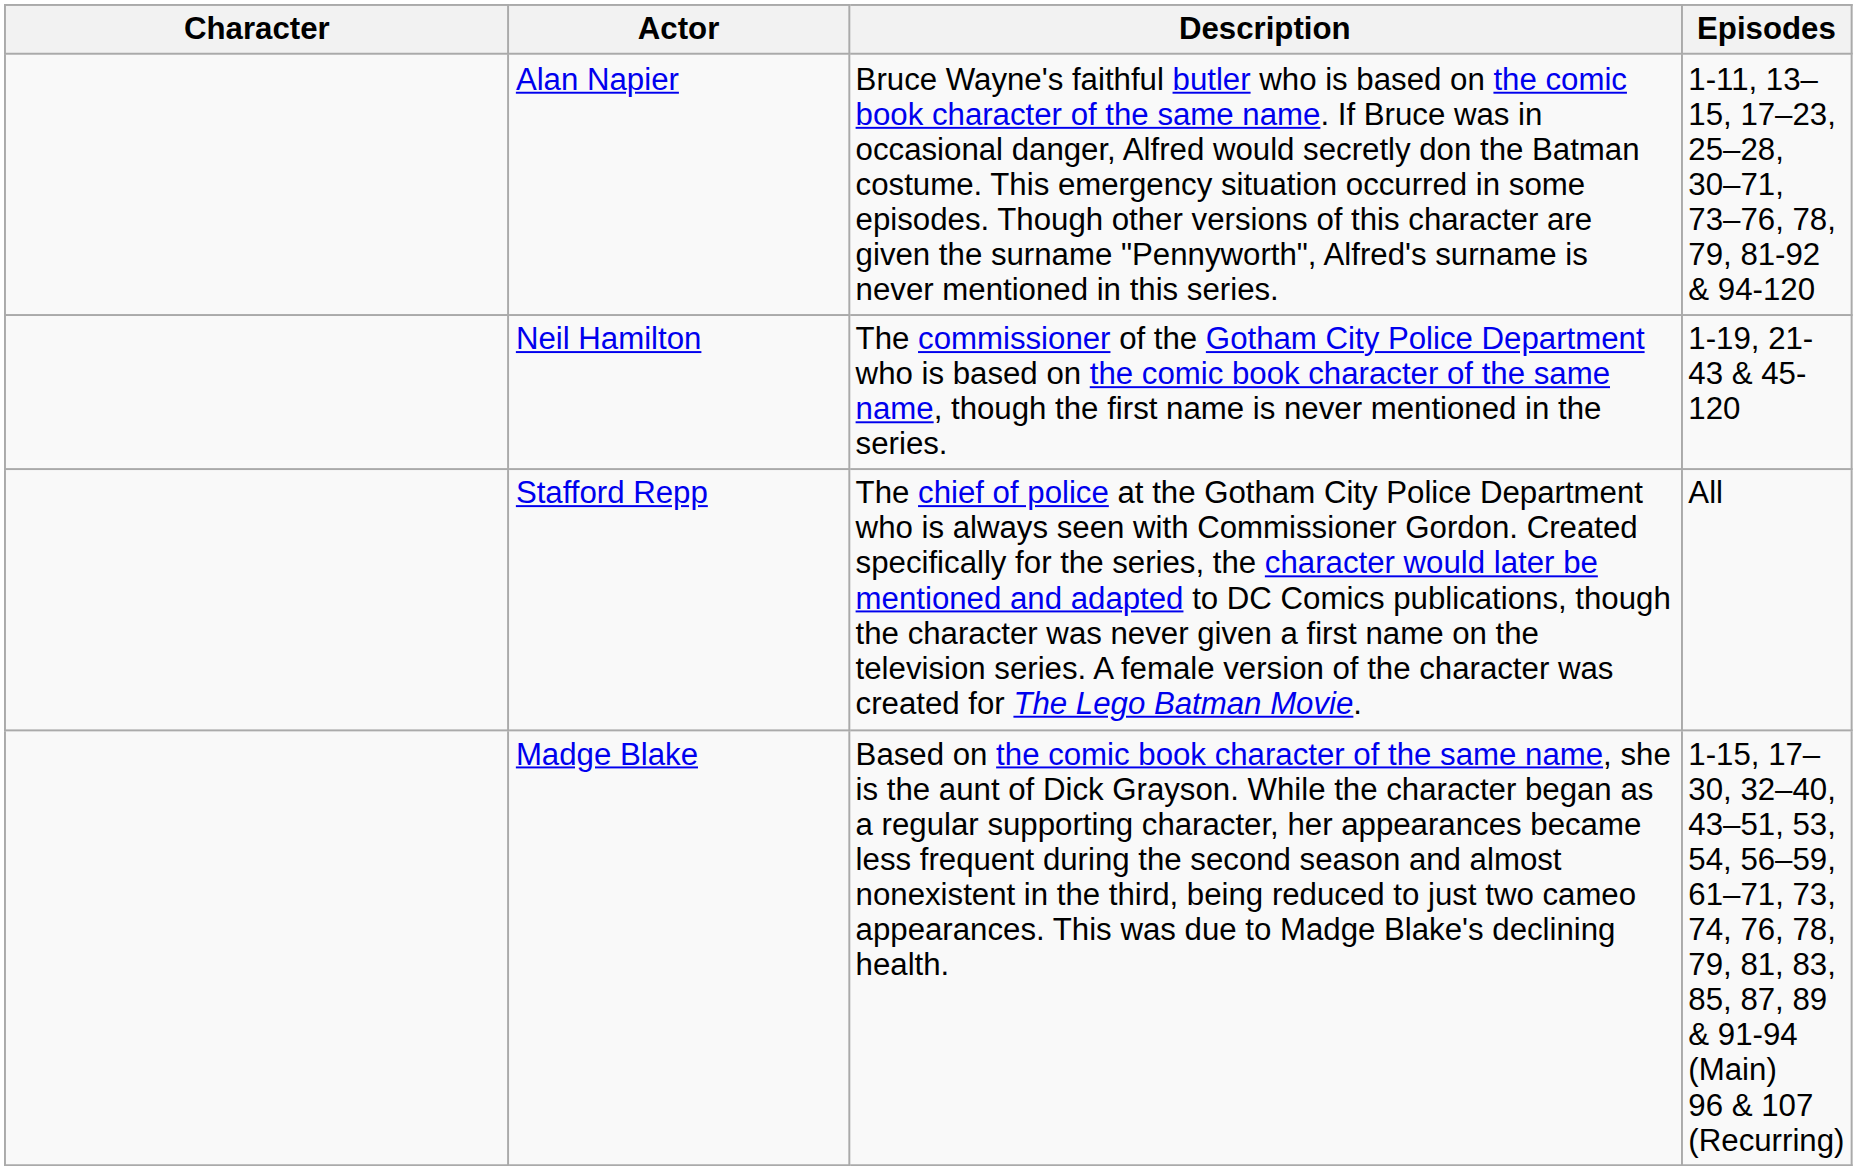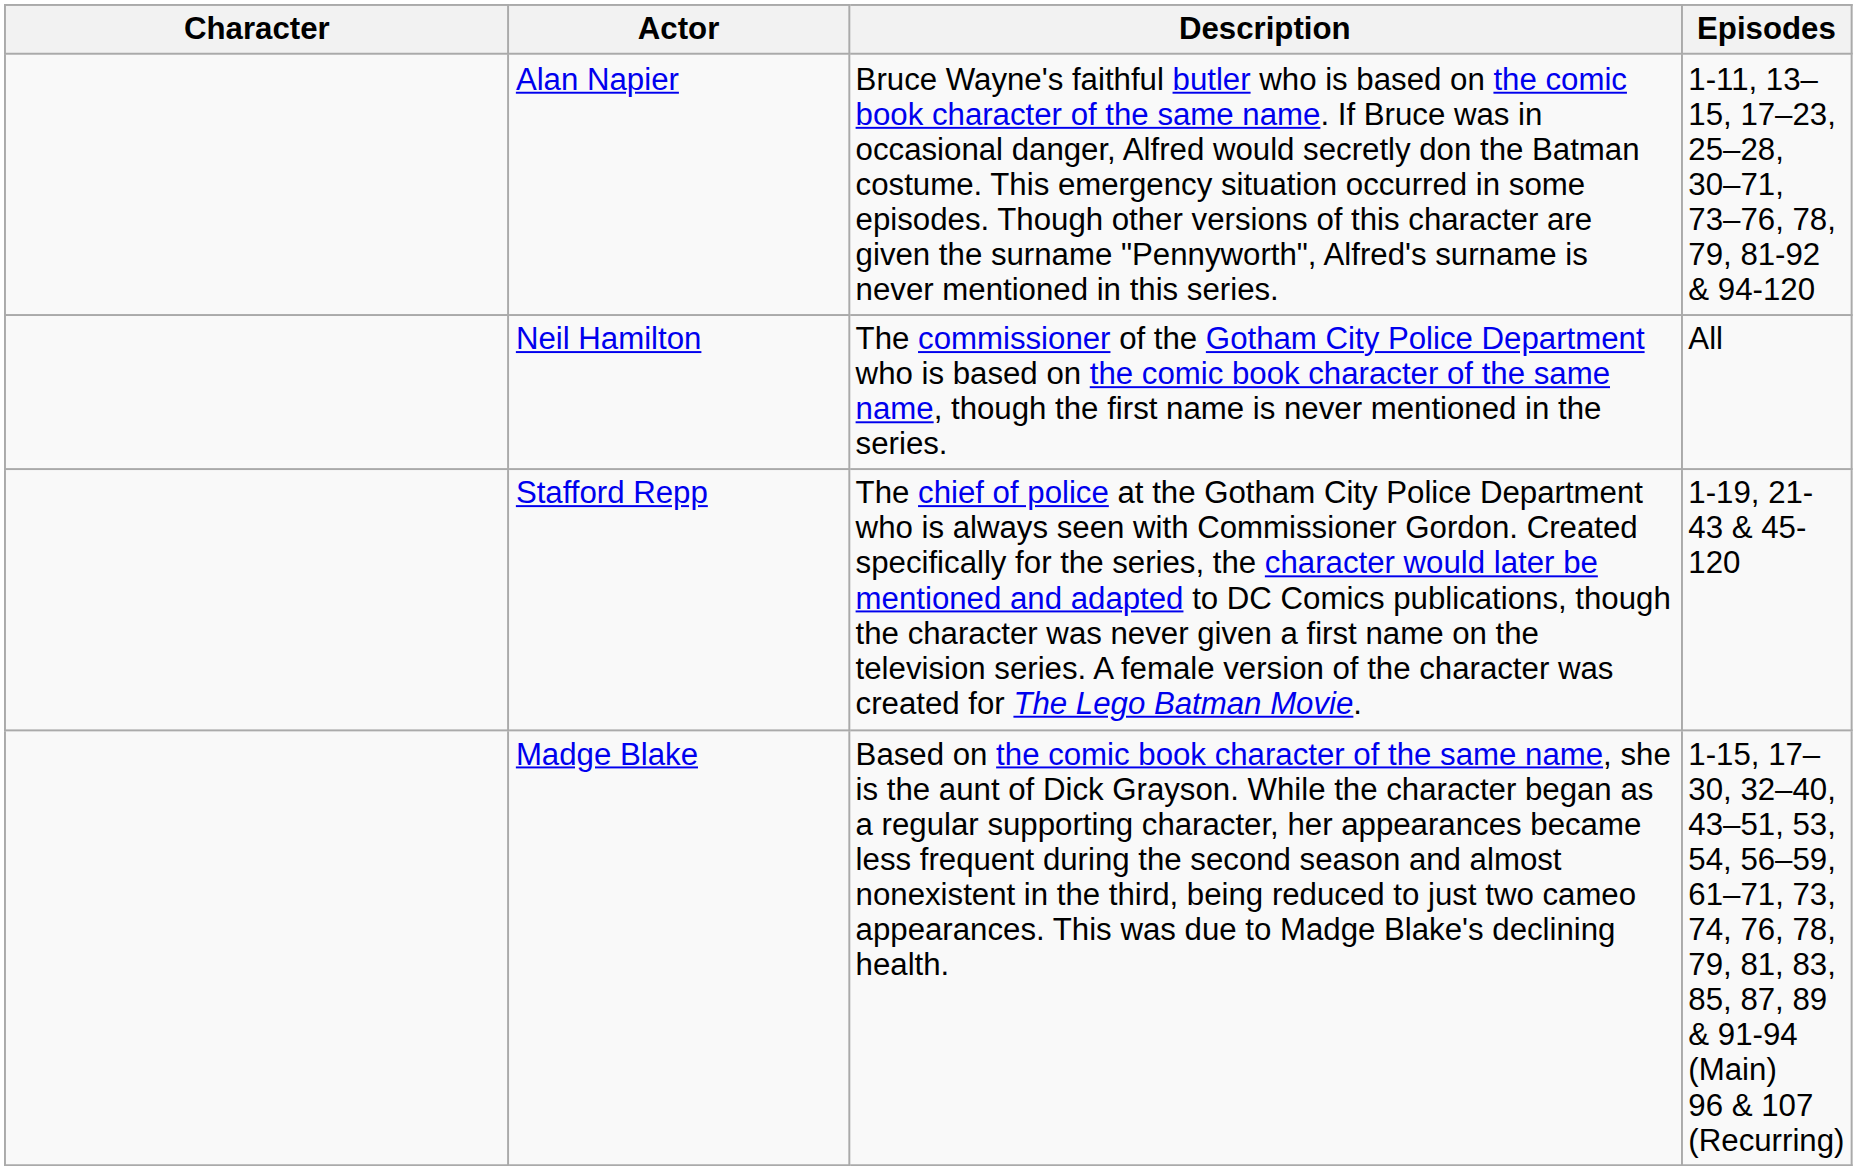(1751, 373) 1-19, 21-43 & 45-120 -> (1706, 338) All
(1706, 493) All -> (1751, 528) 1-19, 21-43 & 45-120
